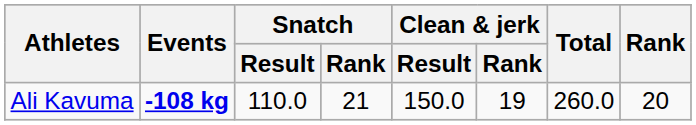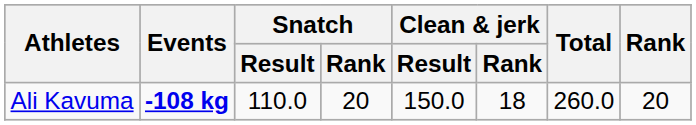(356, 101) 21 -> (356, 101) 20
(512, 101) 19 -> (512, 101) 18
